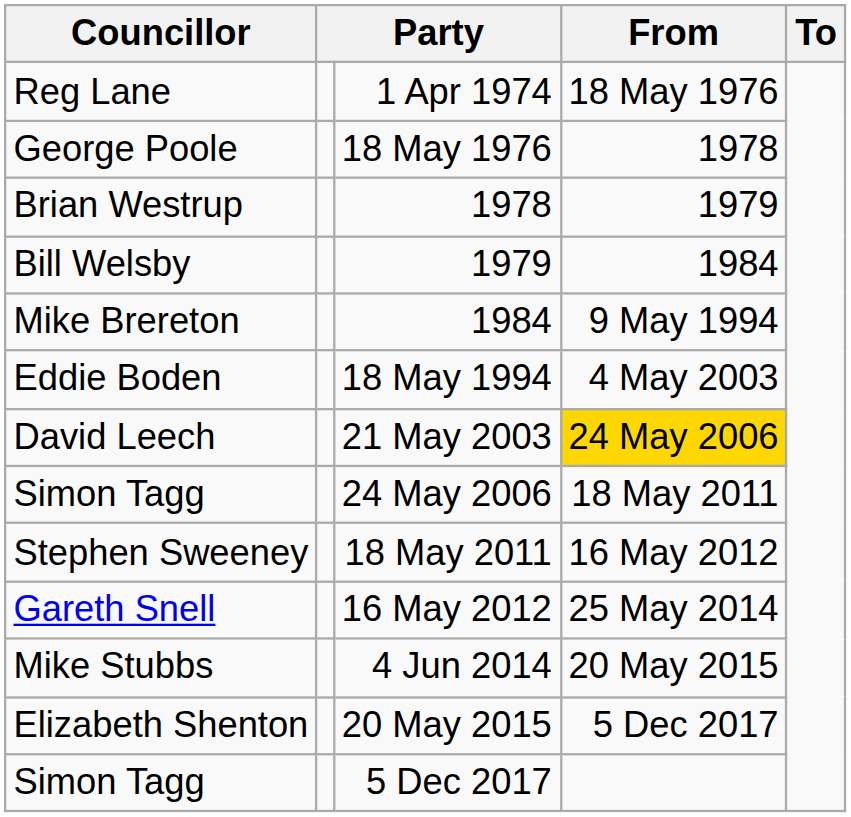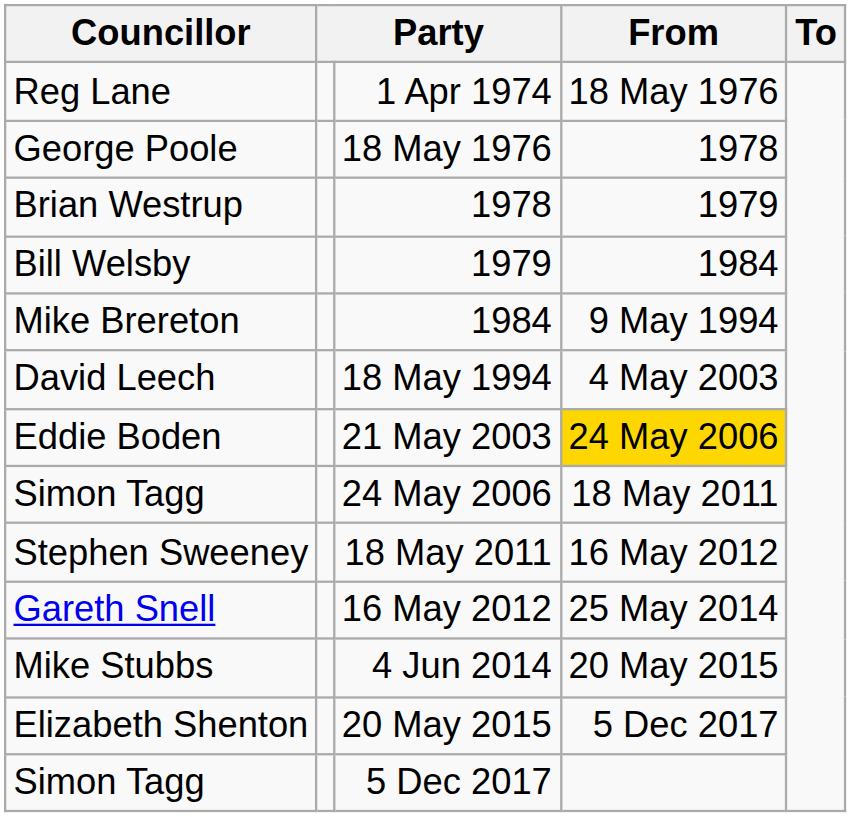(118, 378) Eddie Boden -> (114, 378) David Leech
(114, 436) David Leech -> (118, 436) Eddie Boden
